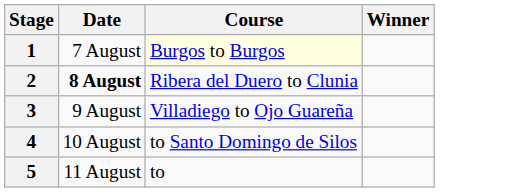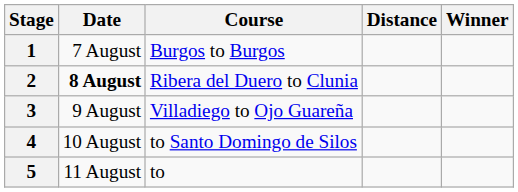+ column: (402, 19)
(217, 50) lightyellow background -> (217, 50) no background
